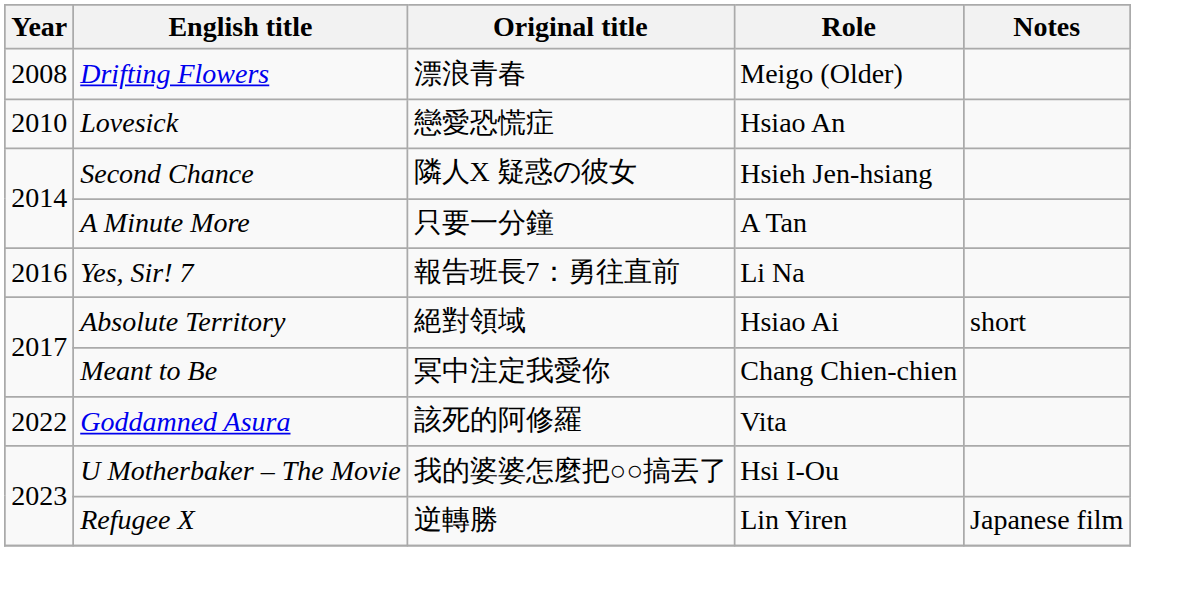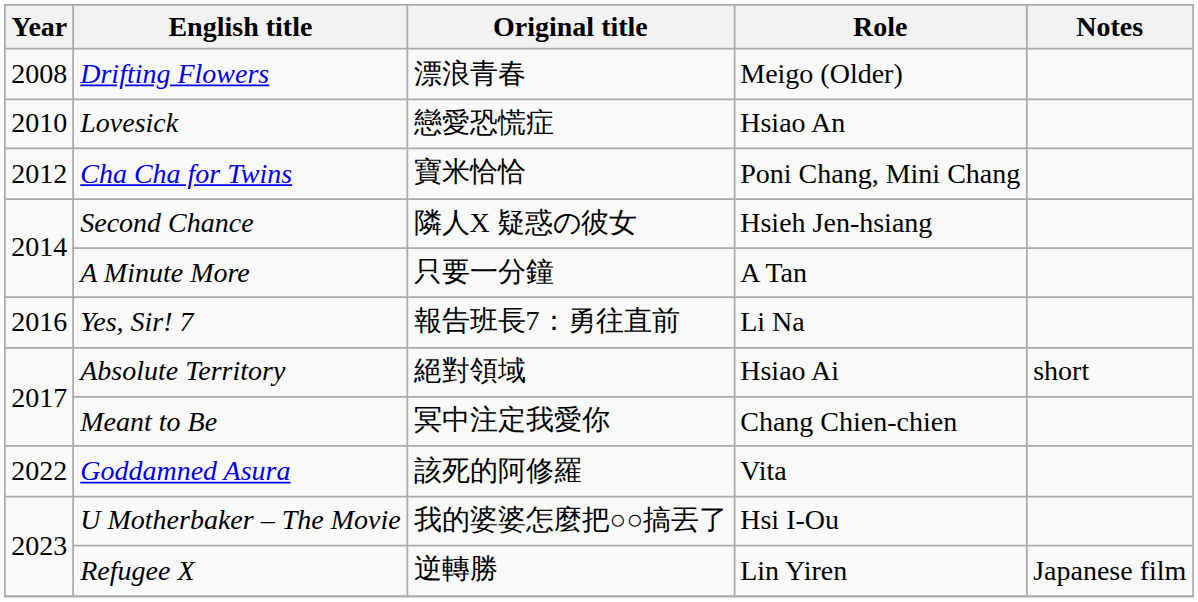+ row: (186, 173)
